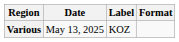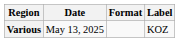columns swapped: (156, 12) <-> (121, 12)
